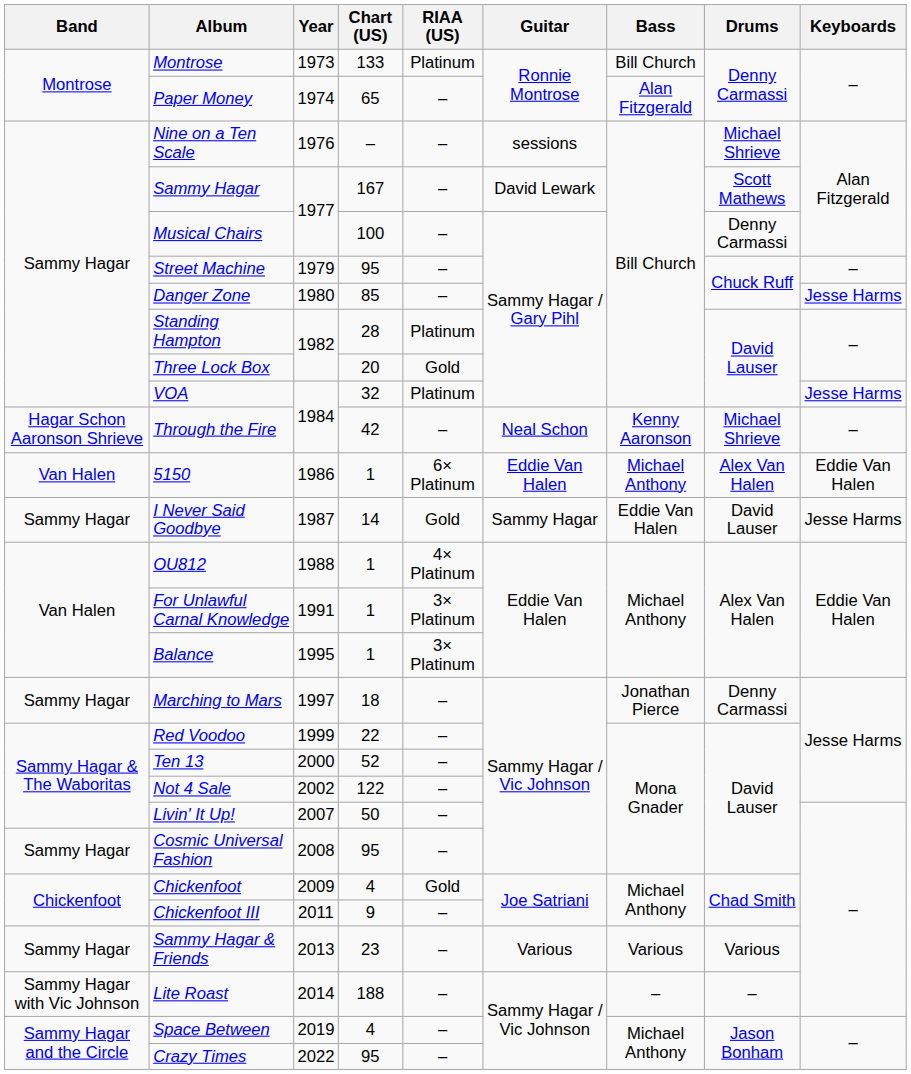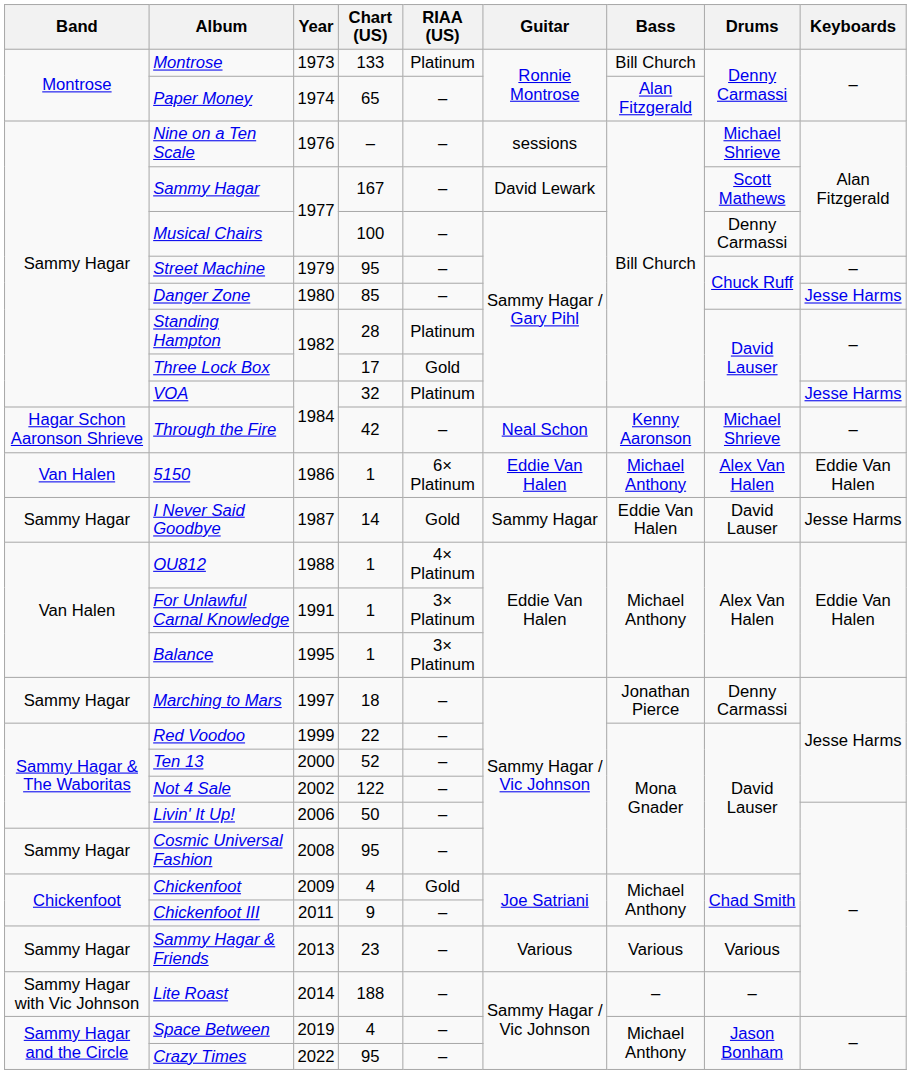(370, 367) 20 -> (370, 367) 17
(316, 815) 2007 -> (316, 815) 2006
